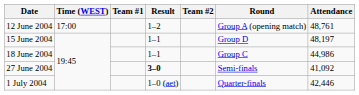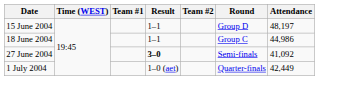- row: (29, 26)
(322, 83) 42,446 -> (282, 69) 42,449
